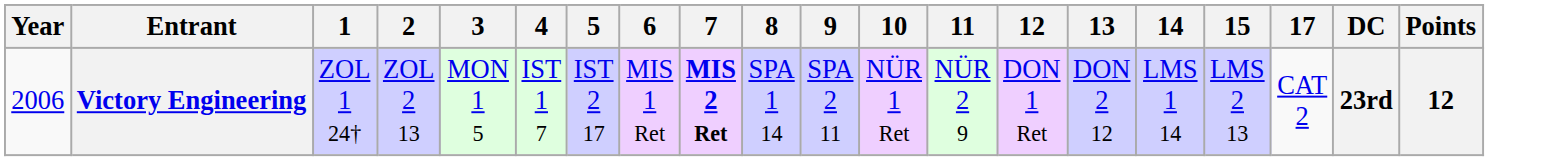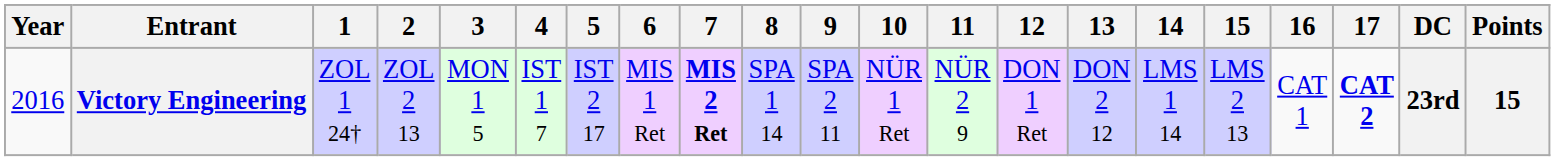+ column: (1302, 25)
(38, 100) 2006 -> (38, 100) 2016
(1302, 100) normal -> (1367, 100) bold
(1441, 100) 12 -> (1507, 100) 15
